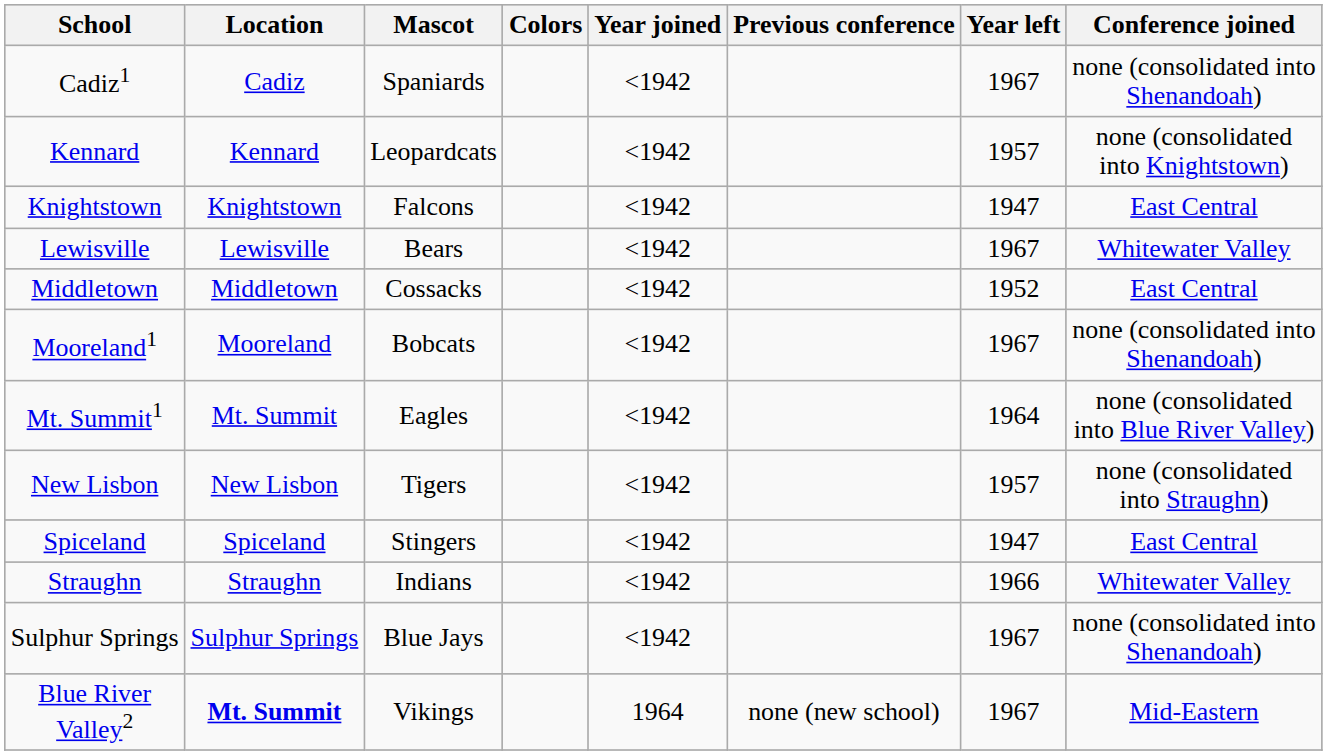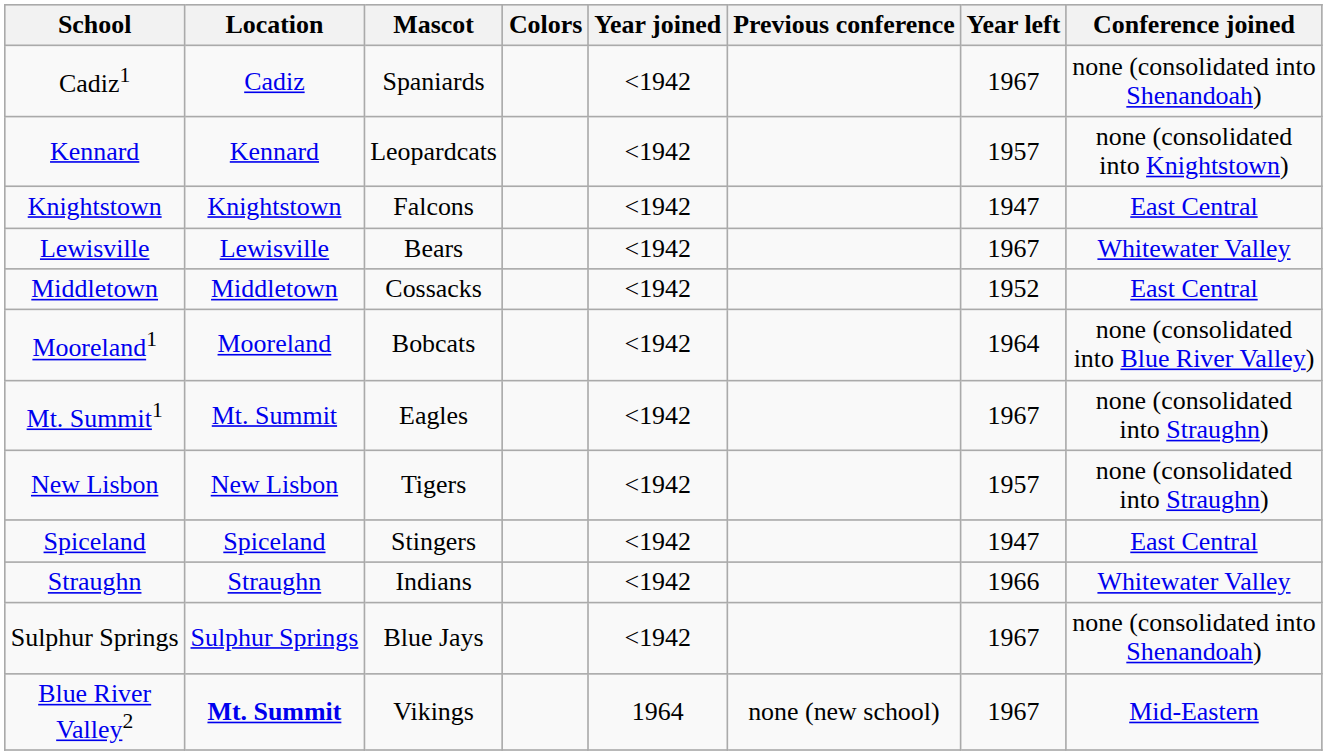(1013, 344) 1967 -> (1013, 344) 1964
(1194, 344) none (consolidated into Shenandoah) -> (1194, 344) none (consolidated into Blue River Valley)
(1013, 414) 1964 -> (1013, 414) 1967
(1194, 414) none (consolidated into Blue River Valley) -> (1194, 414) none (consolidated into Straughn)
